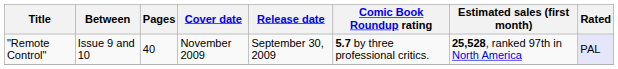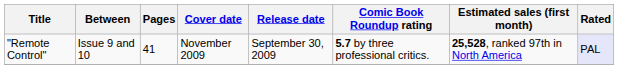(149, 49) 40 -> (149, 49) 41
